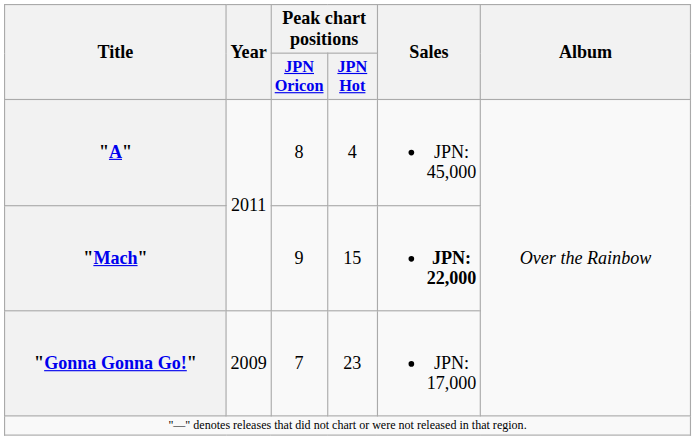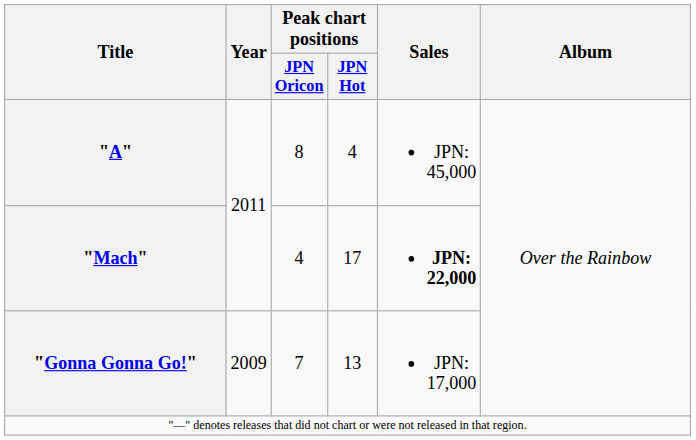(299, 257) 9 -> (299, 257) 4
(352, 257) 15 -> (352, 257) 17
(352, 363) 23 -> (352, 363) 13
